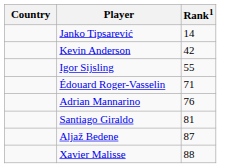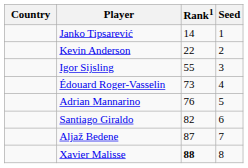+ column: (229, 14)
(189, 50) 42 -> (189, 50) 22
(189, 85) 71 -> (189, 85) 73
(189, 119) 81 -> (189, 119) 82
(189, 154) normal -> (189, 154) bold
